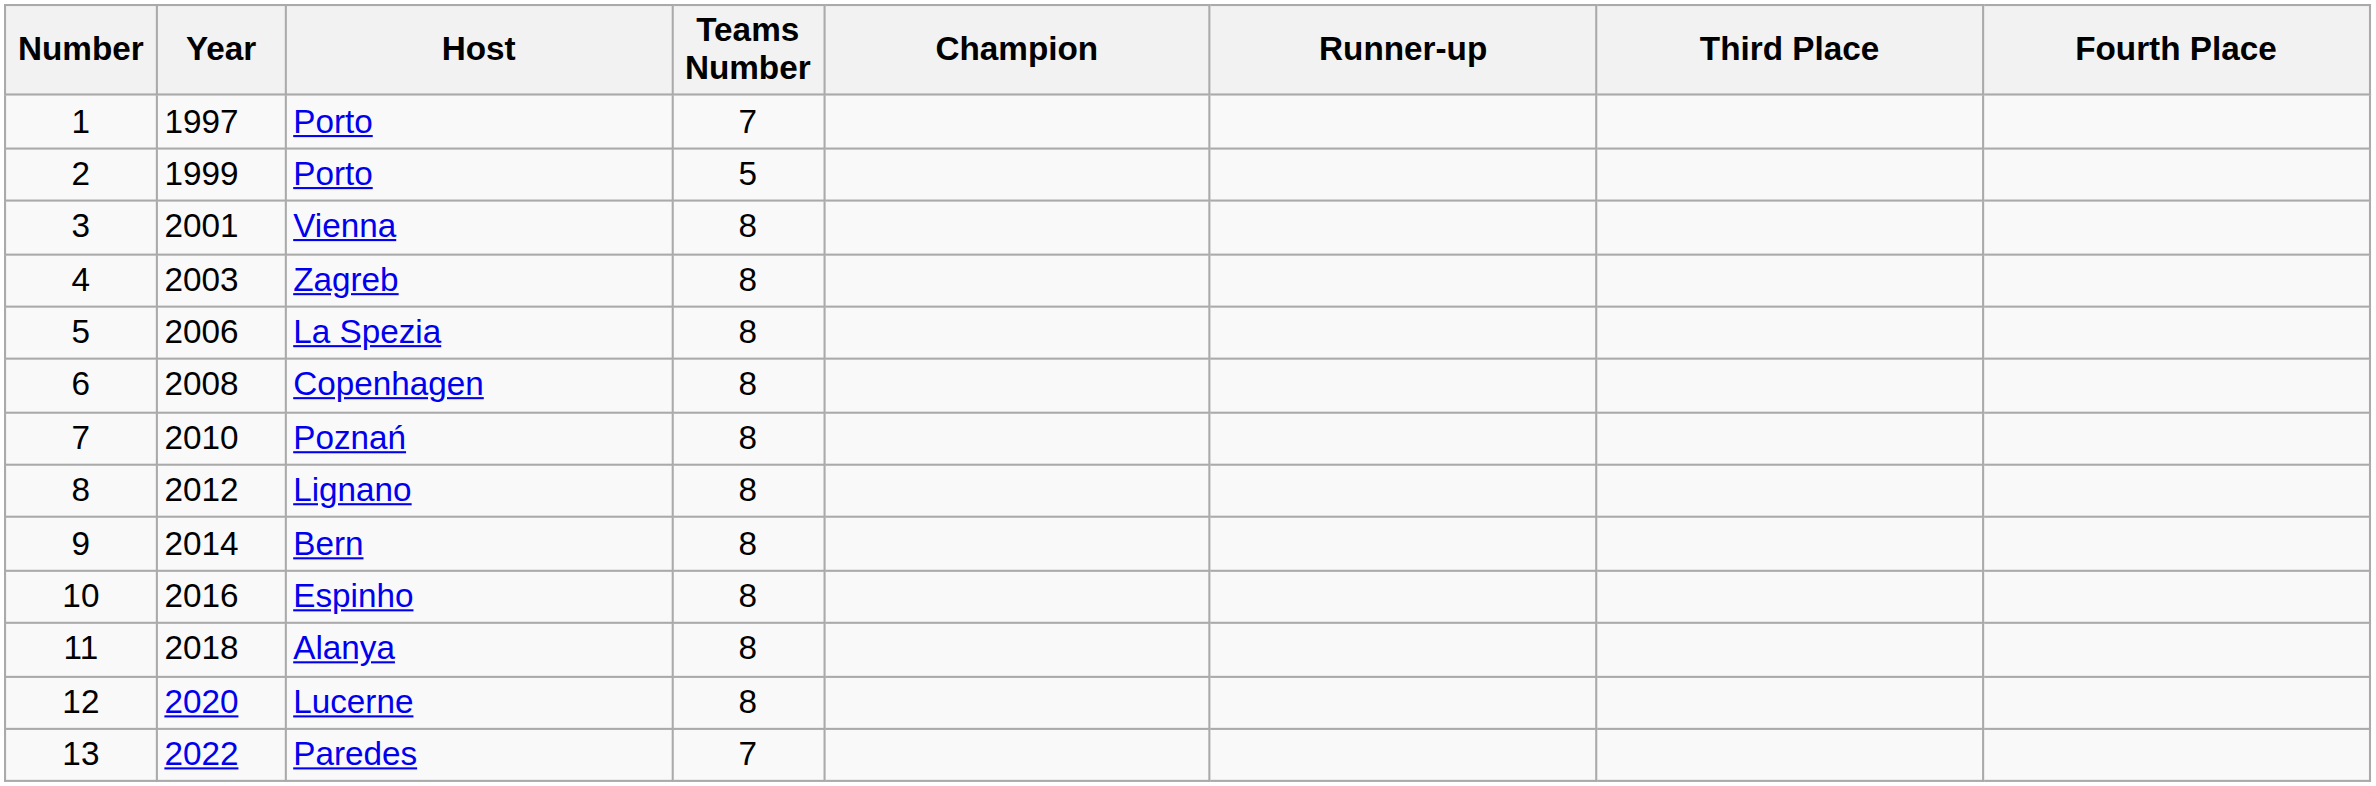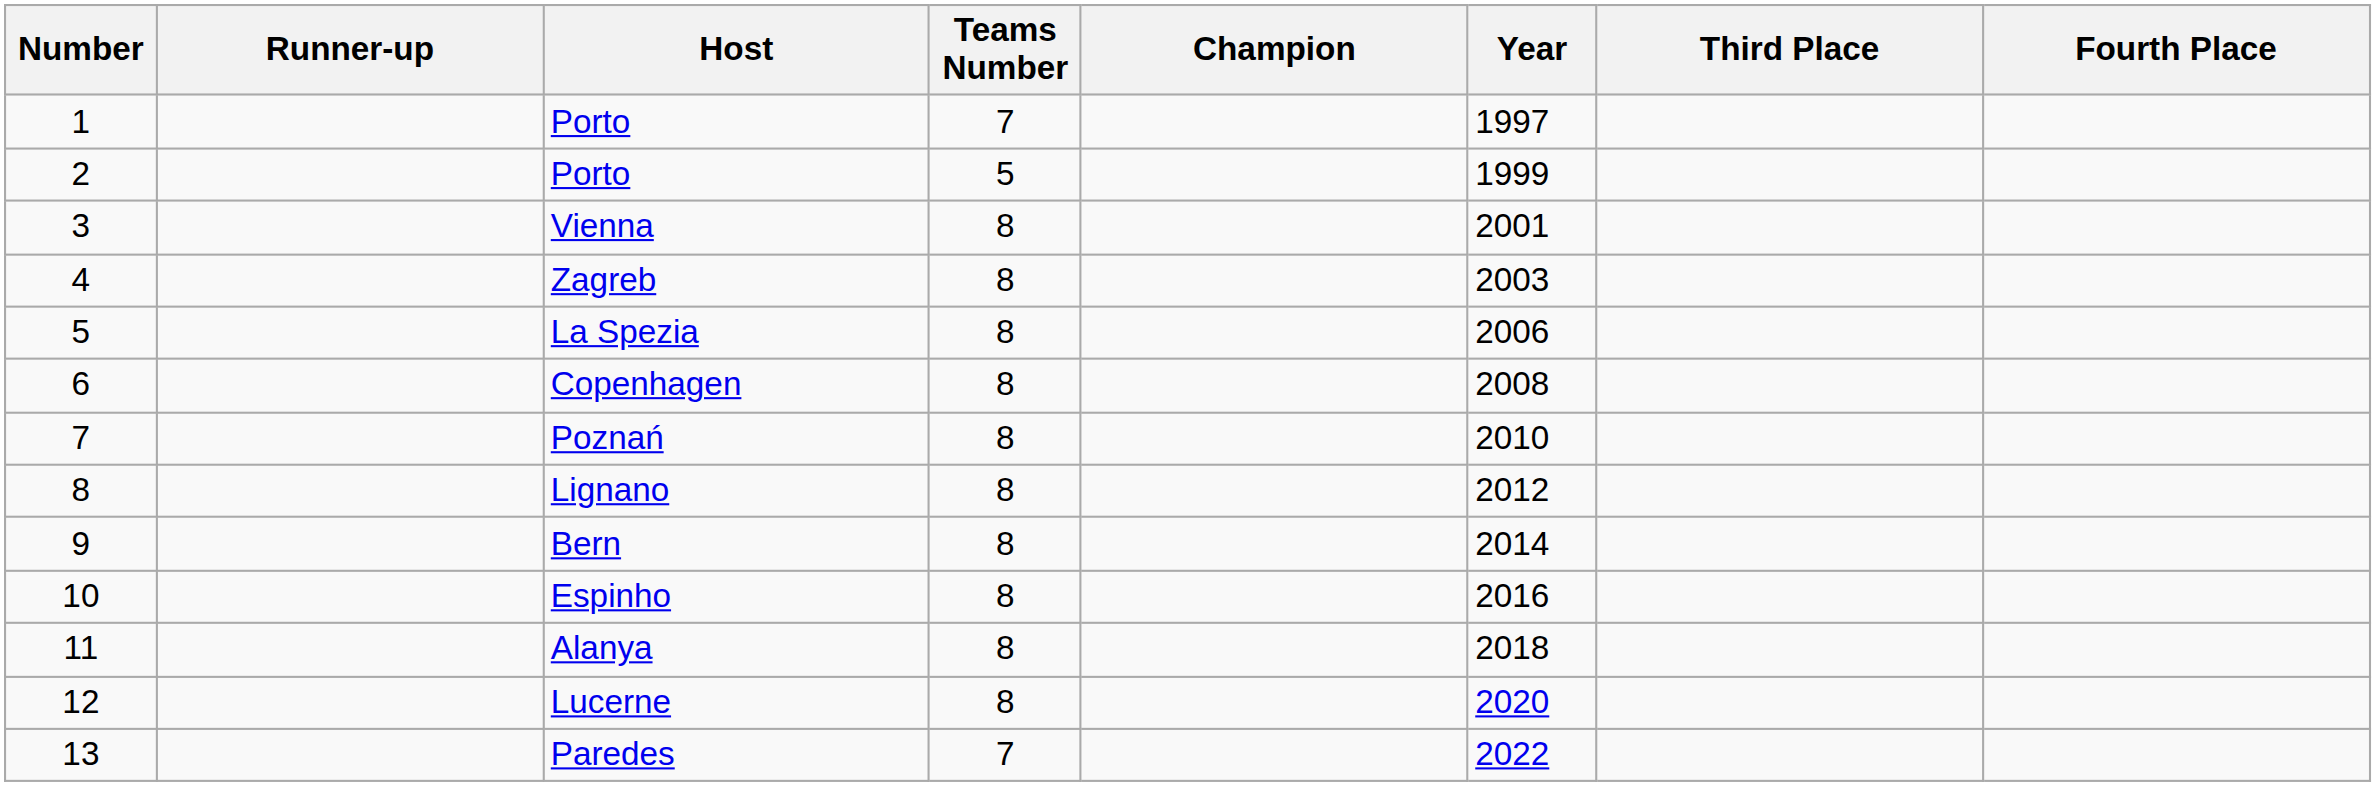columns swapped: (221, 49) <-> (1403, 49)
